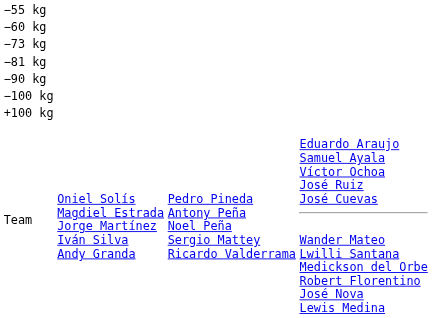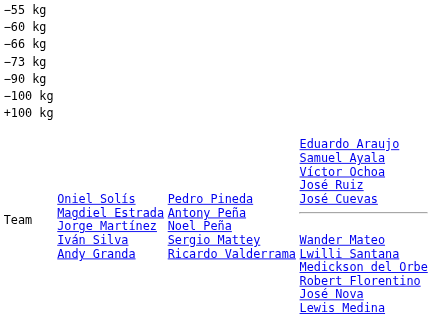+ row: (25, 44)
- row: (25, 61)
